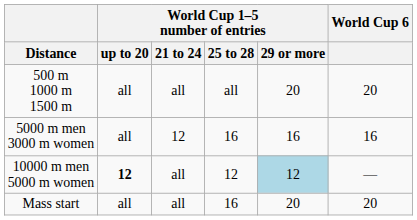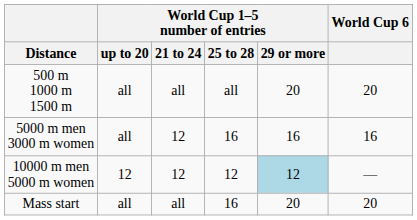(125, 174) bold -> (125, 174) normal
(178, 174) all -> (178, 174) 12
